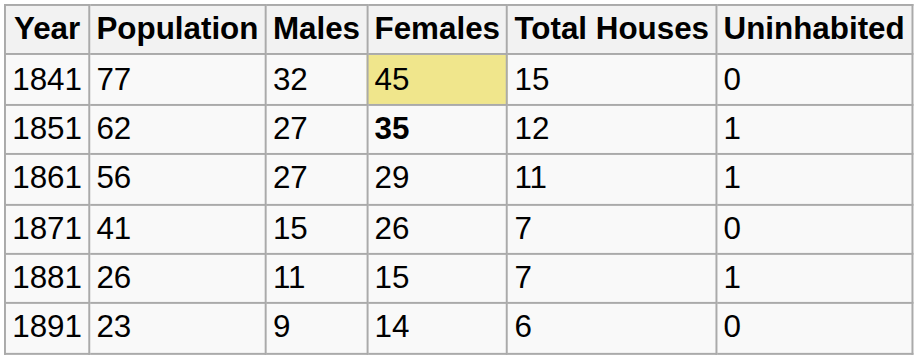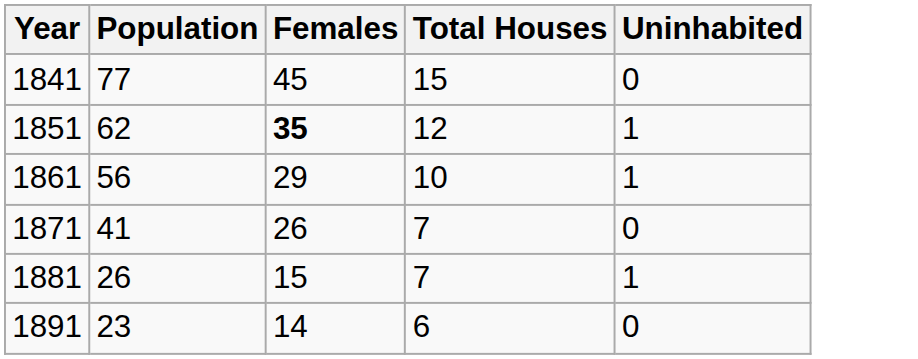- column: (316, 29)
(392, 79) khaki background -> (290, 79) no background
(531, 178) 11 -> (430, 178) 10
